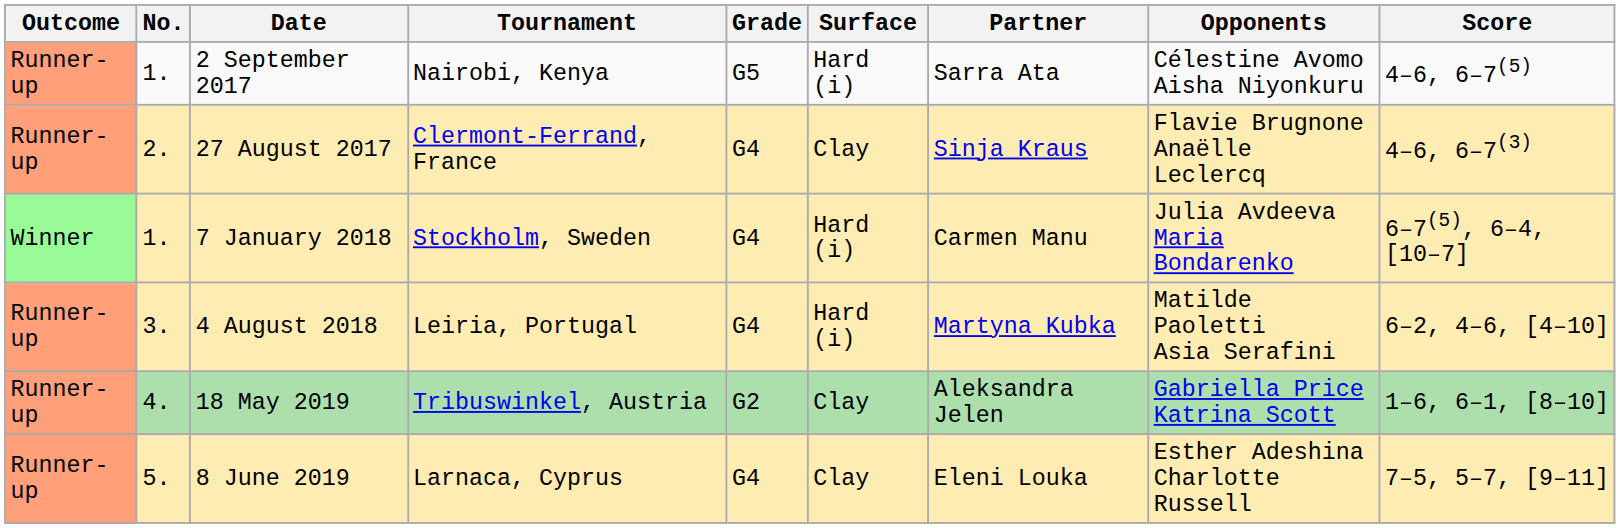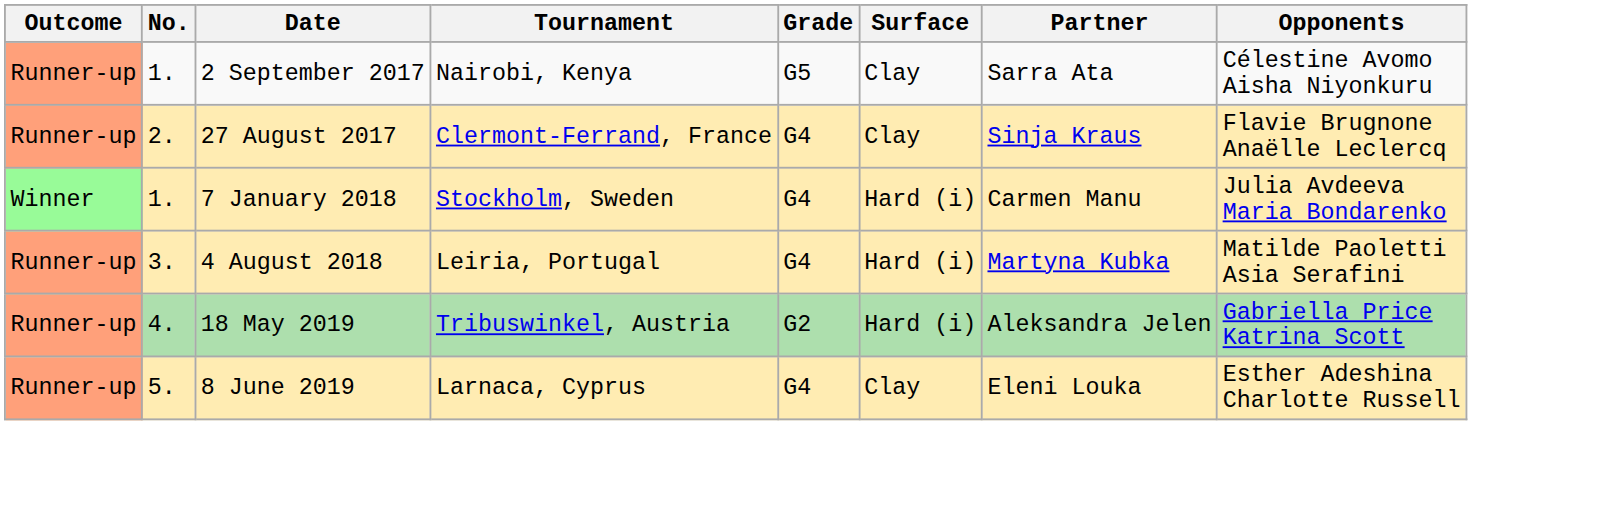- column: (1497, 23)
(841, 73) Hard (i) -> (892, 73) Clay
(841, 403) Clay -> (920, 325) Hard (i)
